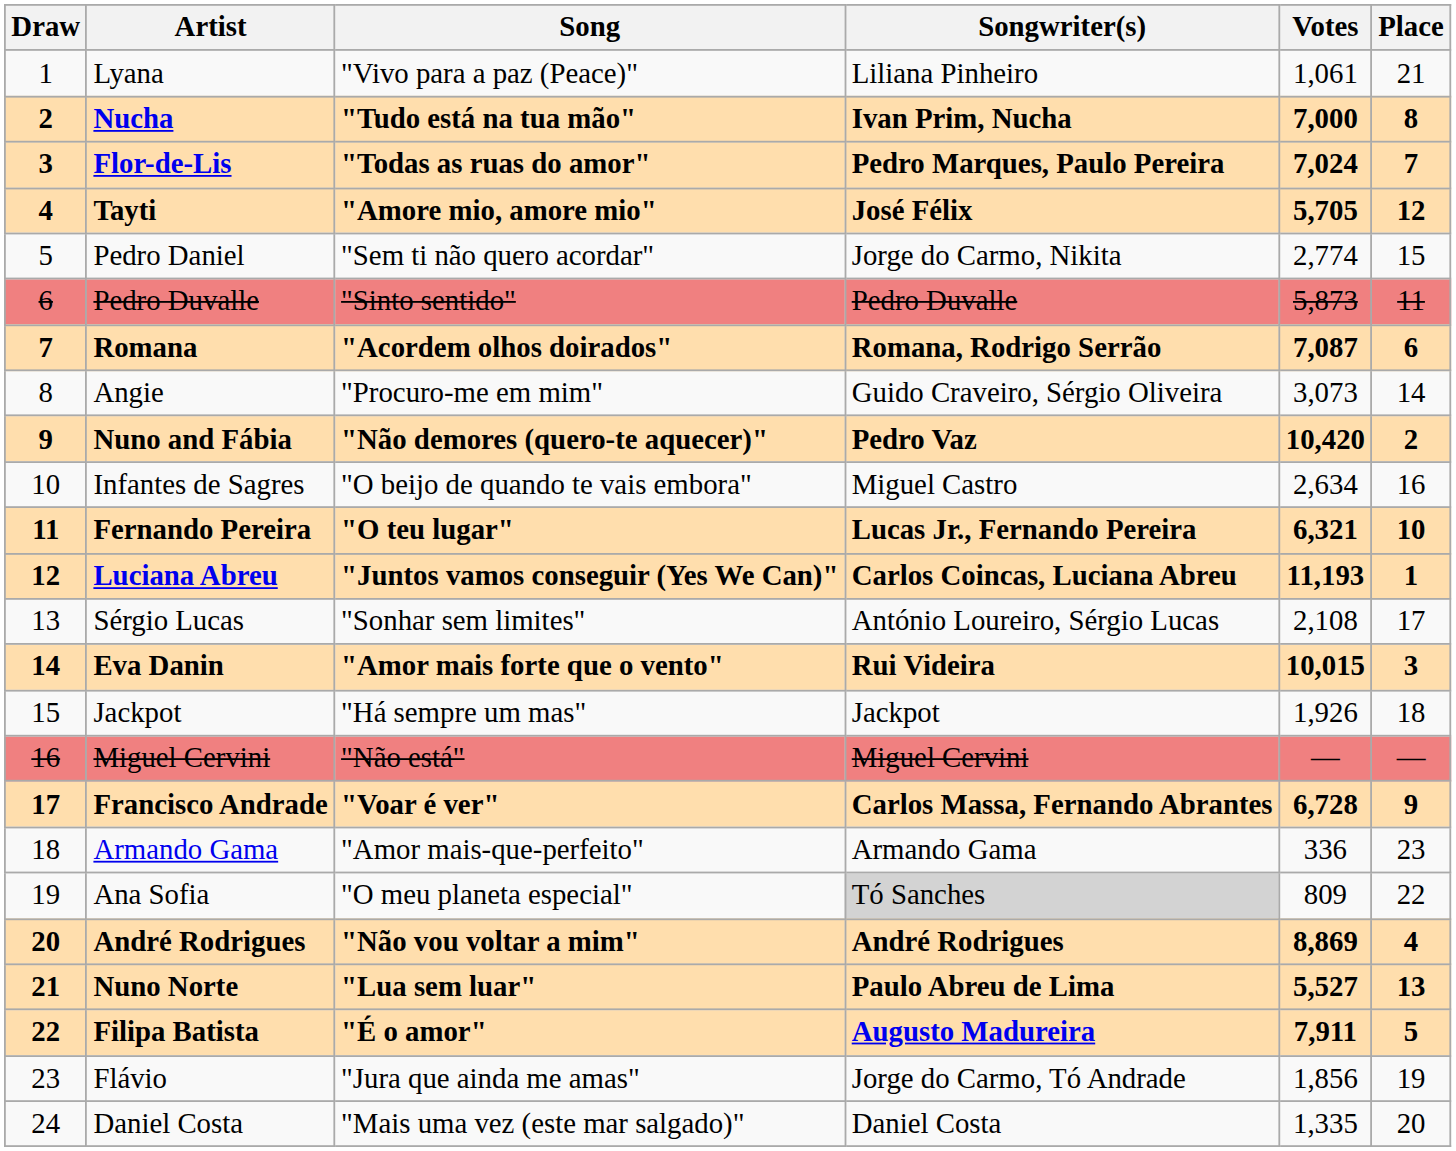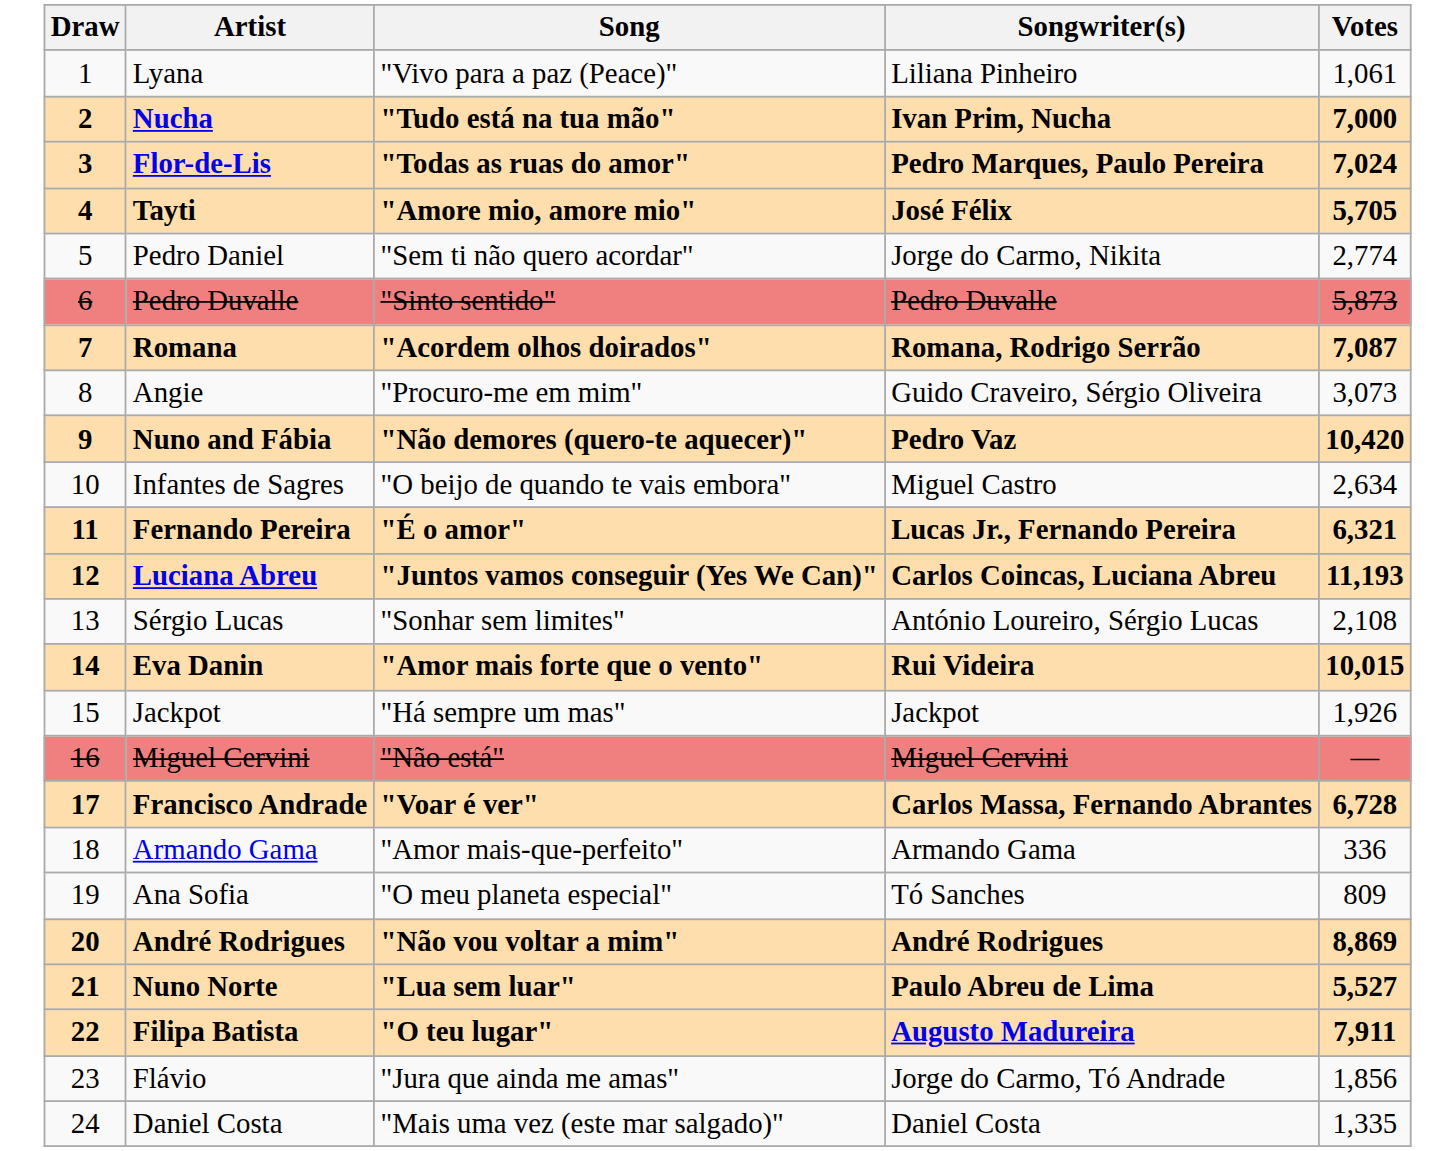- column: (1411, 27)
(427, 529) "O teu lugar" -> (453, 529) "É o amor"
(918, 895) lightgrey background -> (958, 895) no background
(414, 1032) "É o amor" -> (467, 1032) "O teu lugar"
